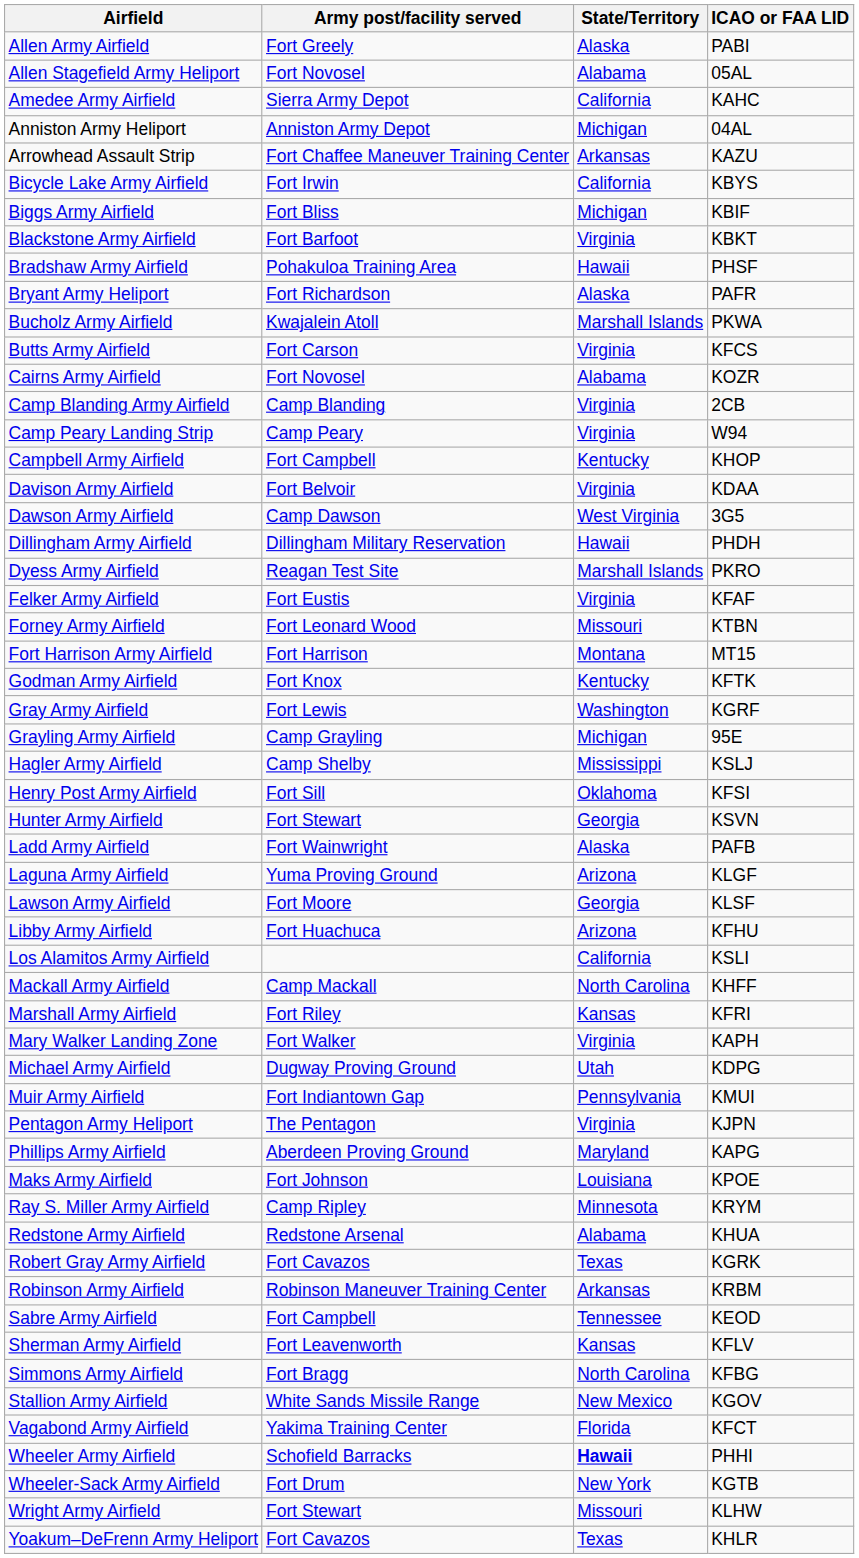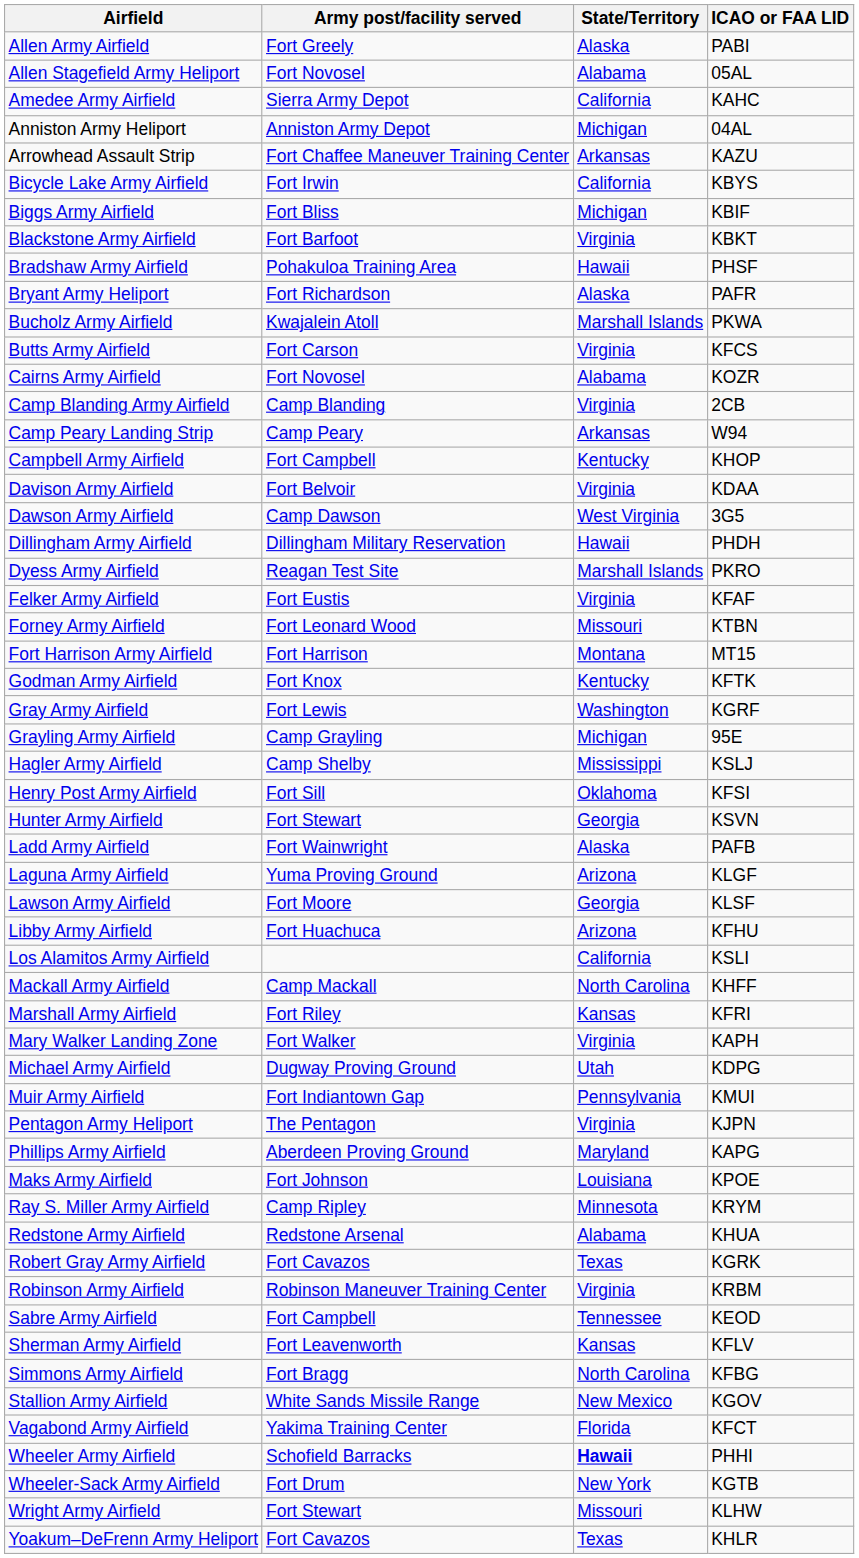(606, 433) Virginia -> (614, 433) Arkansas
(614, 1290) Arkansas -> (606, 1290) Virginia
